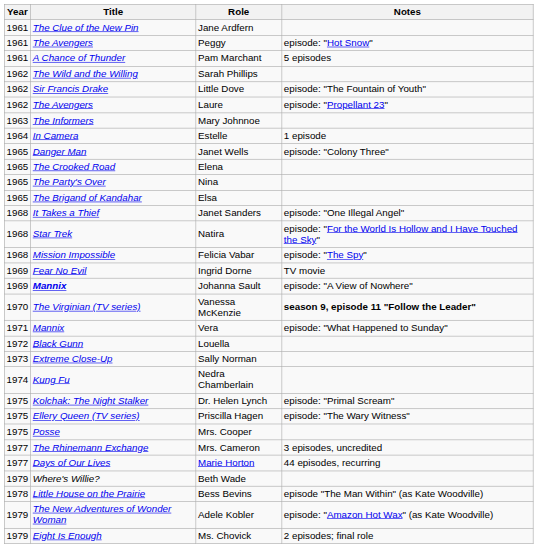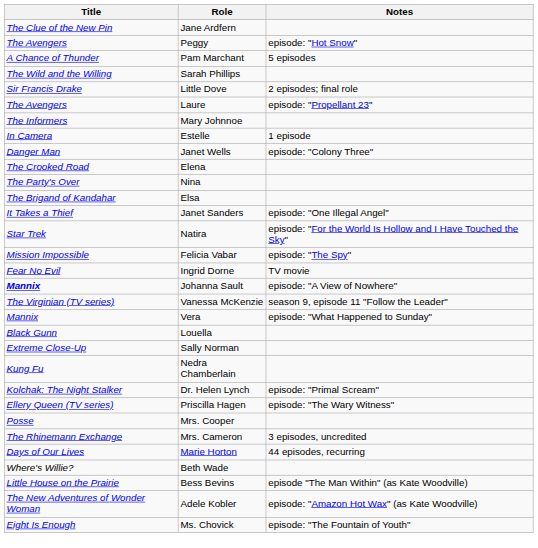- column: (17, 12)
(355, 89) episode: "The Fountain of Youth" -> (313, 89) 2 episodes; final role
(380, 307) bold -> (358, 301) normal
(329, 536) 2 episodes; final role -> (339, 525) episode: "The Fountain of Youth"
